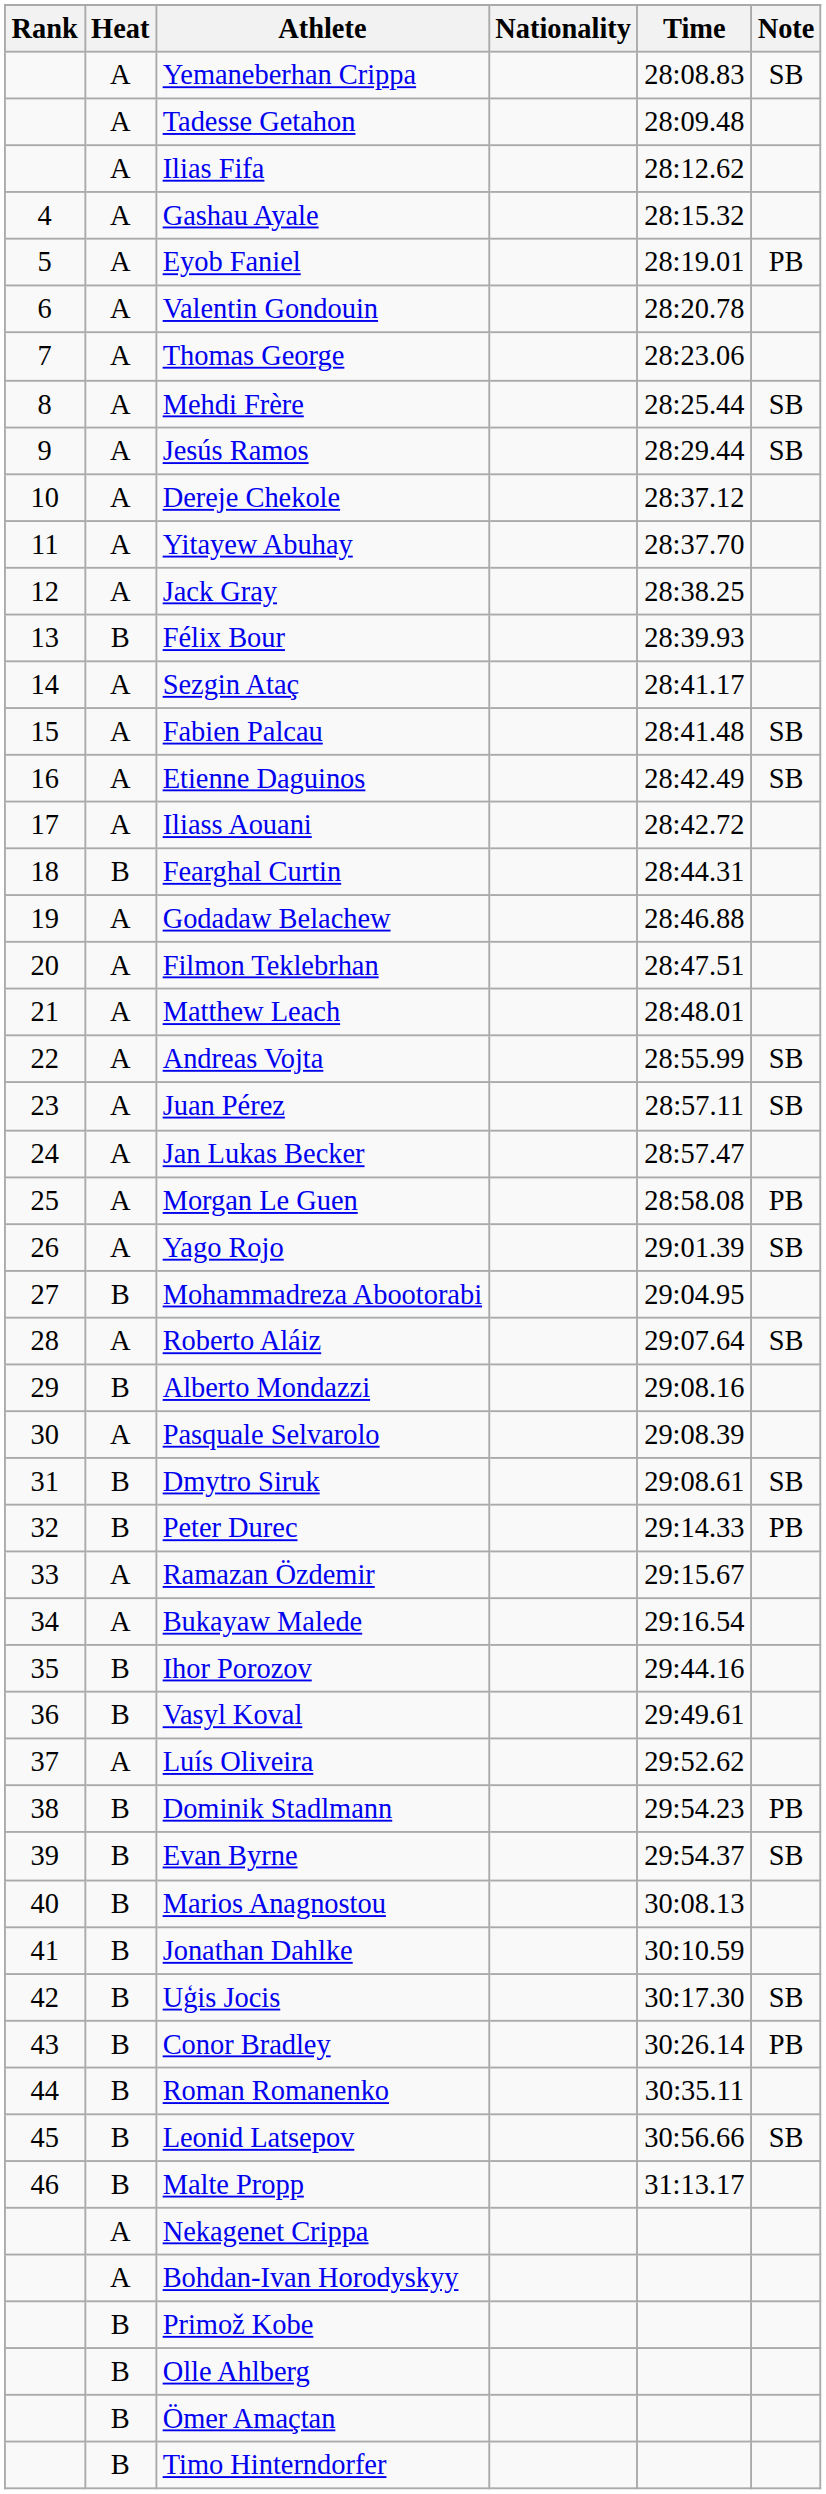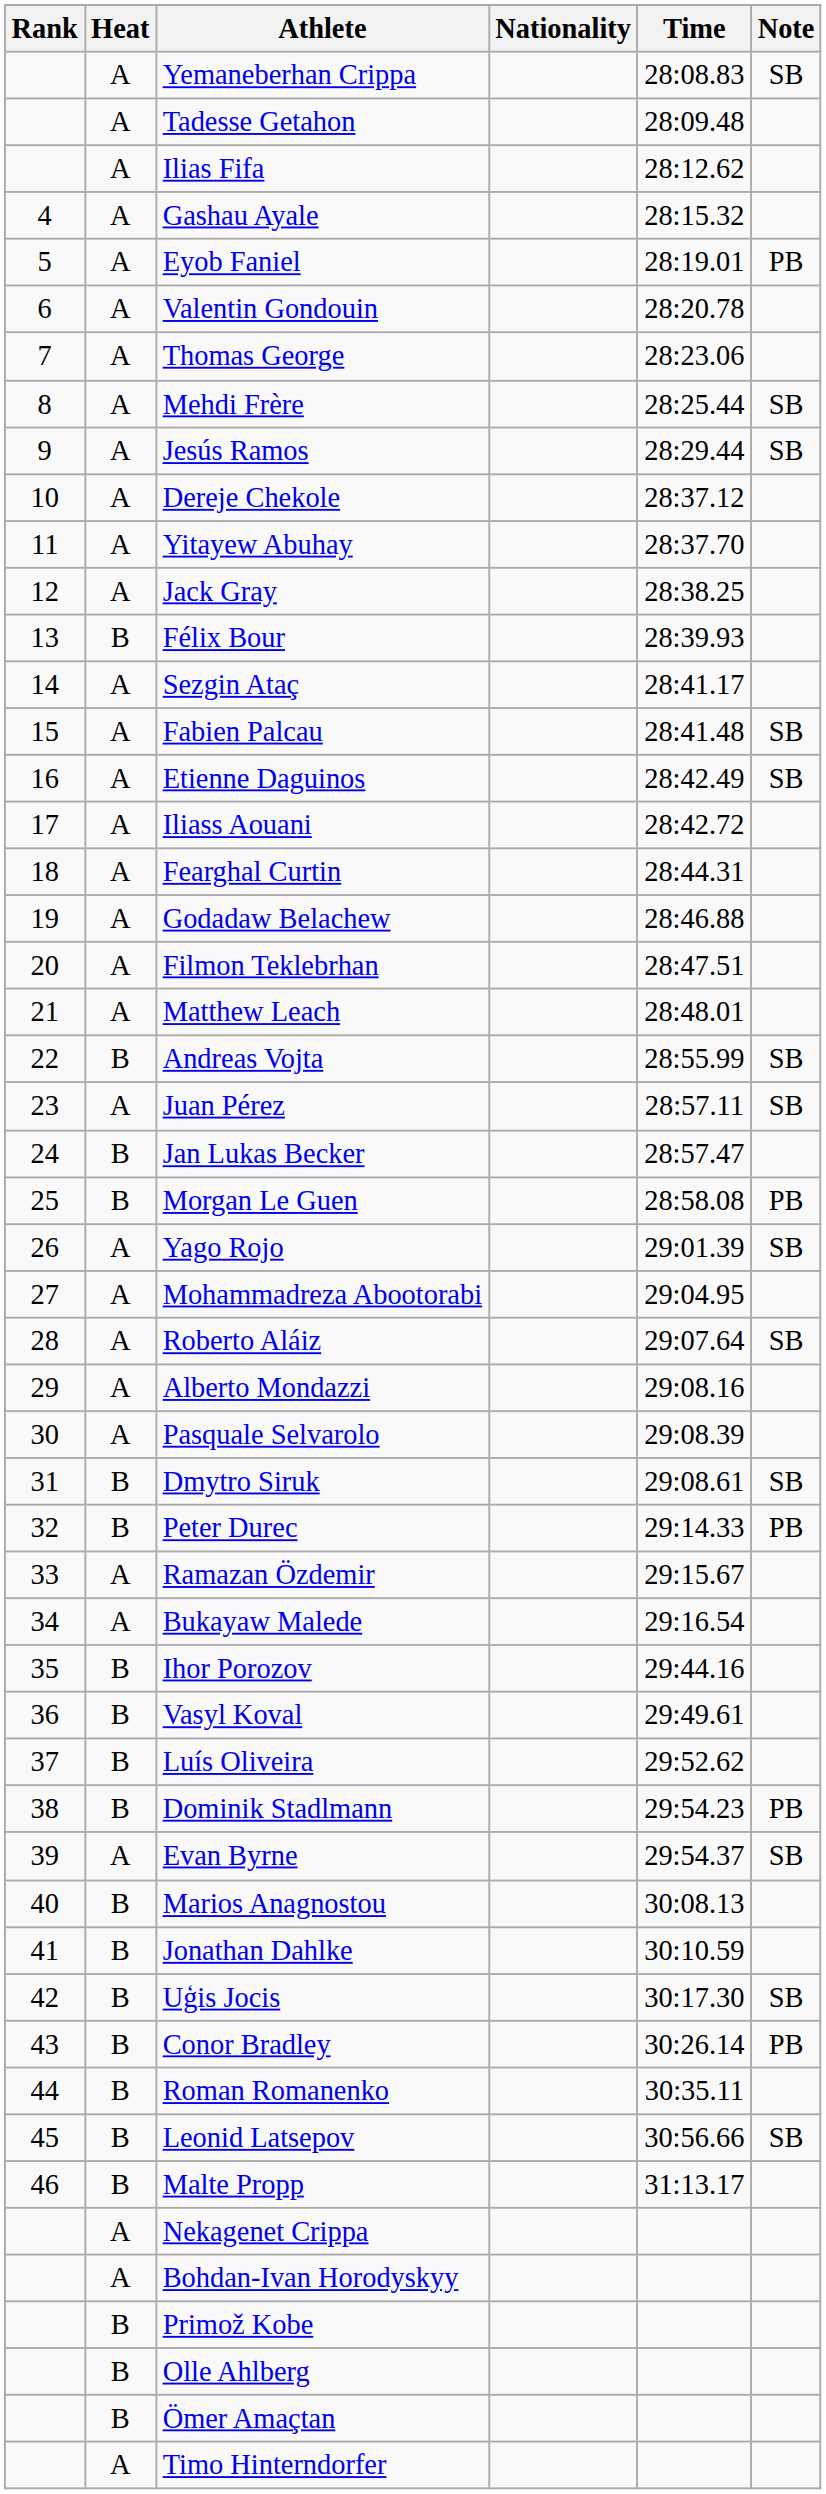(120, 871) B -> (120, 871) A
(120, 1059) A -> (120, 1059) B
(120, 1152) A -> (120, 1152) B
(120, 1199) A -> (120, 1199) B
(120, 1293) B -> (120, 1293) A
(120, 1387) B -> (120, 1387) A
(120, 1762) A -> (120, 1762) B
(120, 1855) B -> (120, 1855) A
(120, 2465) B -> (120, 2465) A
